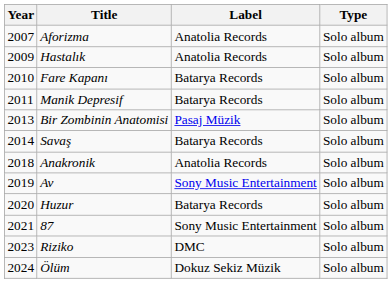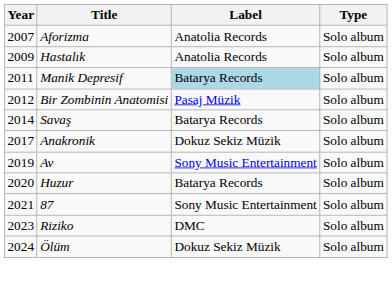- row: (74, 78)
(218, 99) no background -> (218, 78) lightblue background
(21, 120) 2013 -> (21, 99) 2012
(21, 162) 2018 -> (21, 141) 2017
(221, 162) Anatolia Records -> (228, 141) Dokuz Sekiz Müzik
